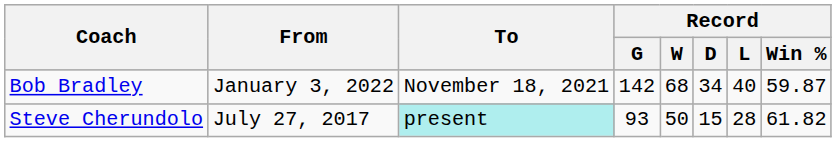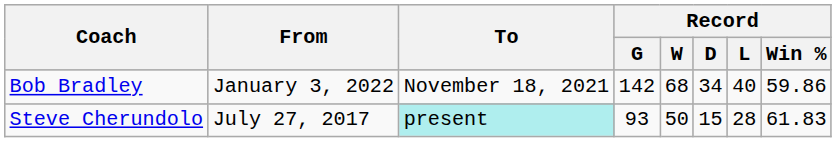(796, 87) 59.87 -> (796, 87) 59.86
(796, 120) 61.82 -> (796, 120) 61.83
